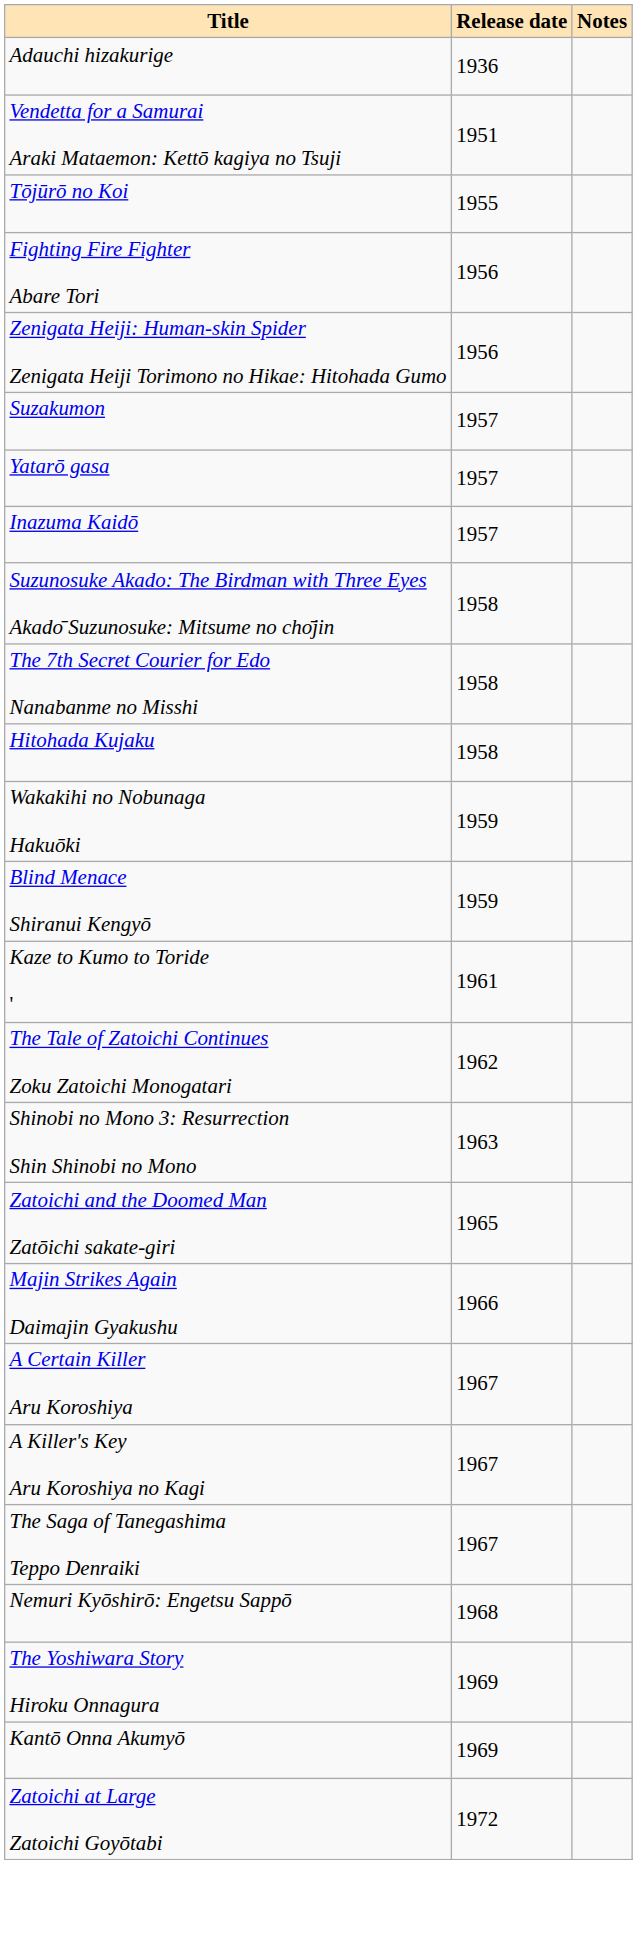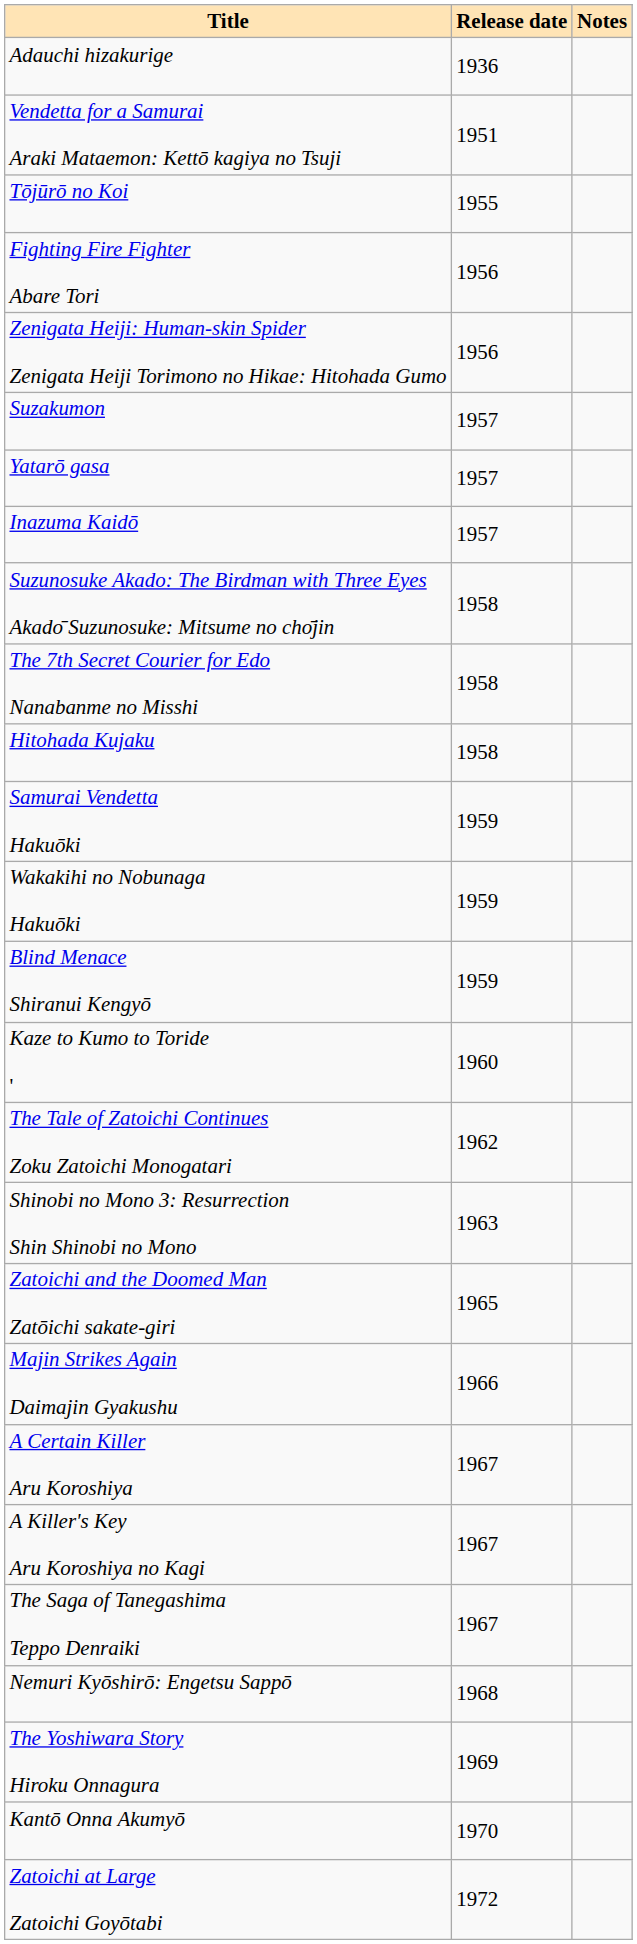+ row: (84, 820)
(477, 981) 1961 -> (477, 1062) 1960
(477, 1750) 1969 -> (477, 1830) 1970
